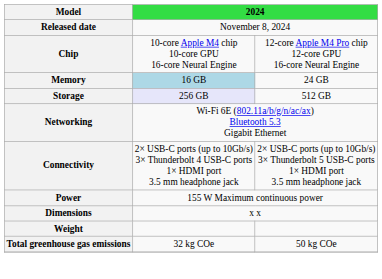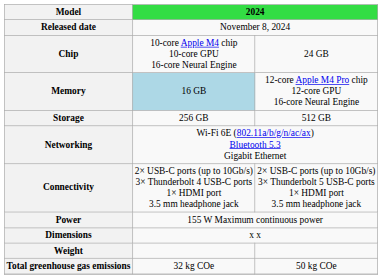(316, 53) 12-core Apple M4 Pro chip 12-core GPU 16-core Neural Engine -> (316, 53) 24 GB
(316, 80) 24 GB -> (316, 91) 12-core Apple M4 Pro chip 12-core GPU 16-core Neural Engine
(194, 95) lavender background -> (194, 117) no background
